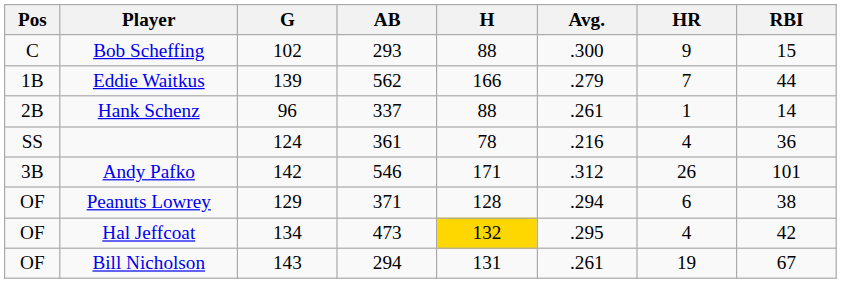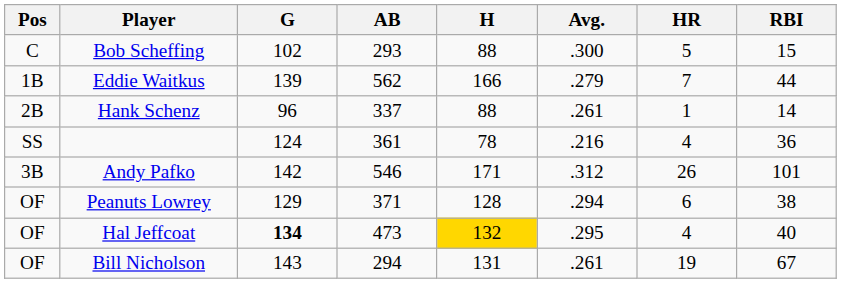(687, 50) 9 -> (687, 50) 5
(287, 232) normal -> (287, 232) bold
(786, 232) 42 -> (786, 232) 40
